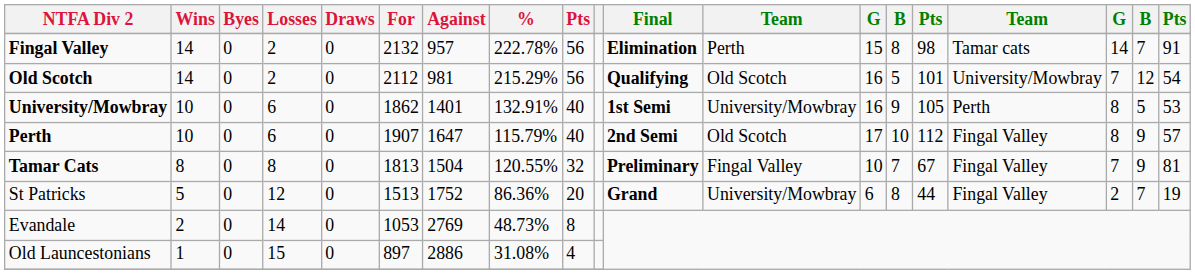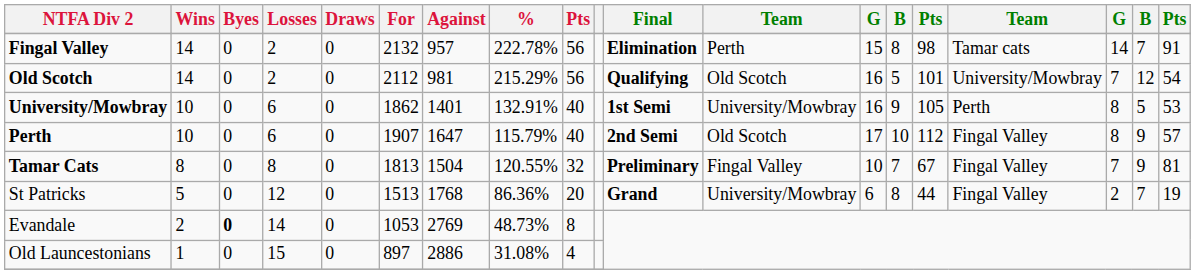(445, 195) 1752 -> (445, 195) 1768
(228, 224) normal -> (228, 224) bold
